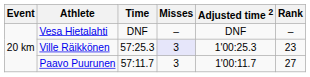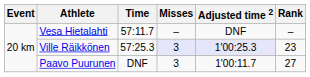(137, 32) DNF -> (137, 32) 57:11.7
(236, 48) no background -> (236, 48) lavender background
(137, 64) 57:11.7 -> (137, 64) DNF
